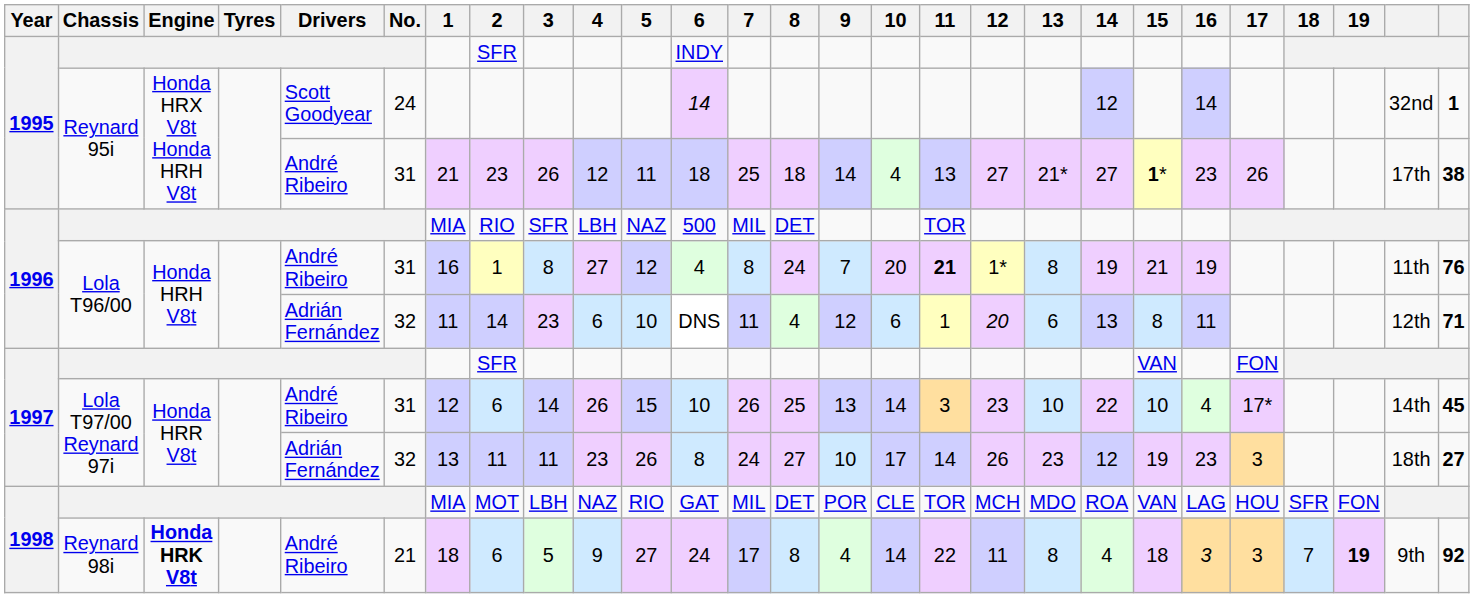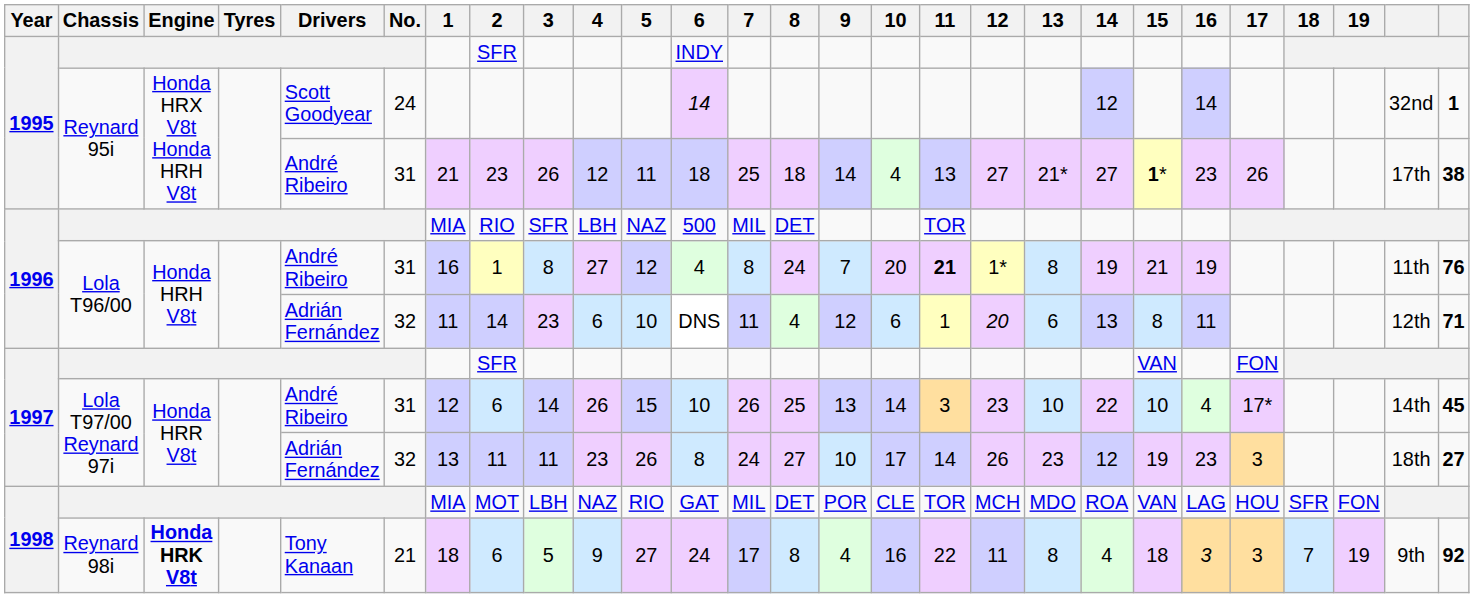(316, 556) André Ribeiro -> (319, 556) Tony Kanaan
(895, 556) 14 -> (895, 556) 16
(1359, 556) bold -> (1359, 556) normal
